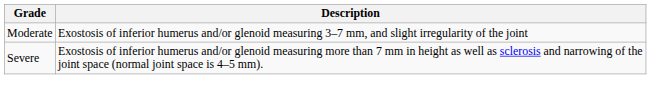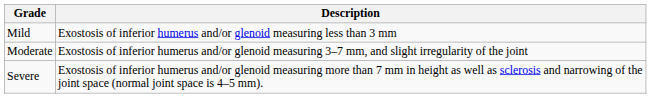+ row: (19, 32)
